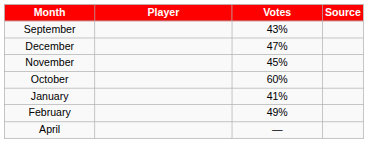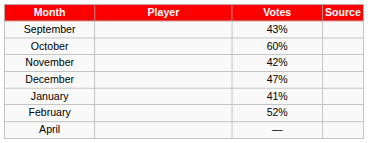rows swapped: (50, 79) <-> (50, 46)
(277, 63) 45% -> (277, 63) 42%
(277, 113) 49% -> (277, 113) 52%
